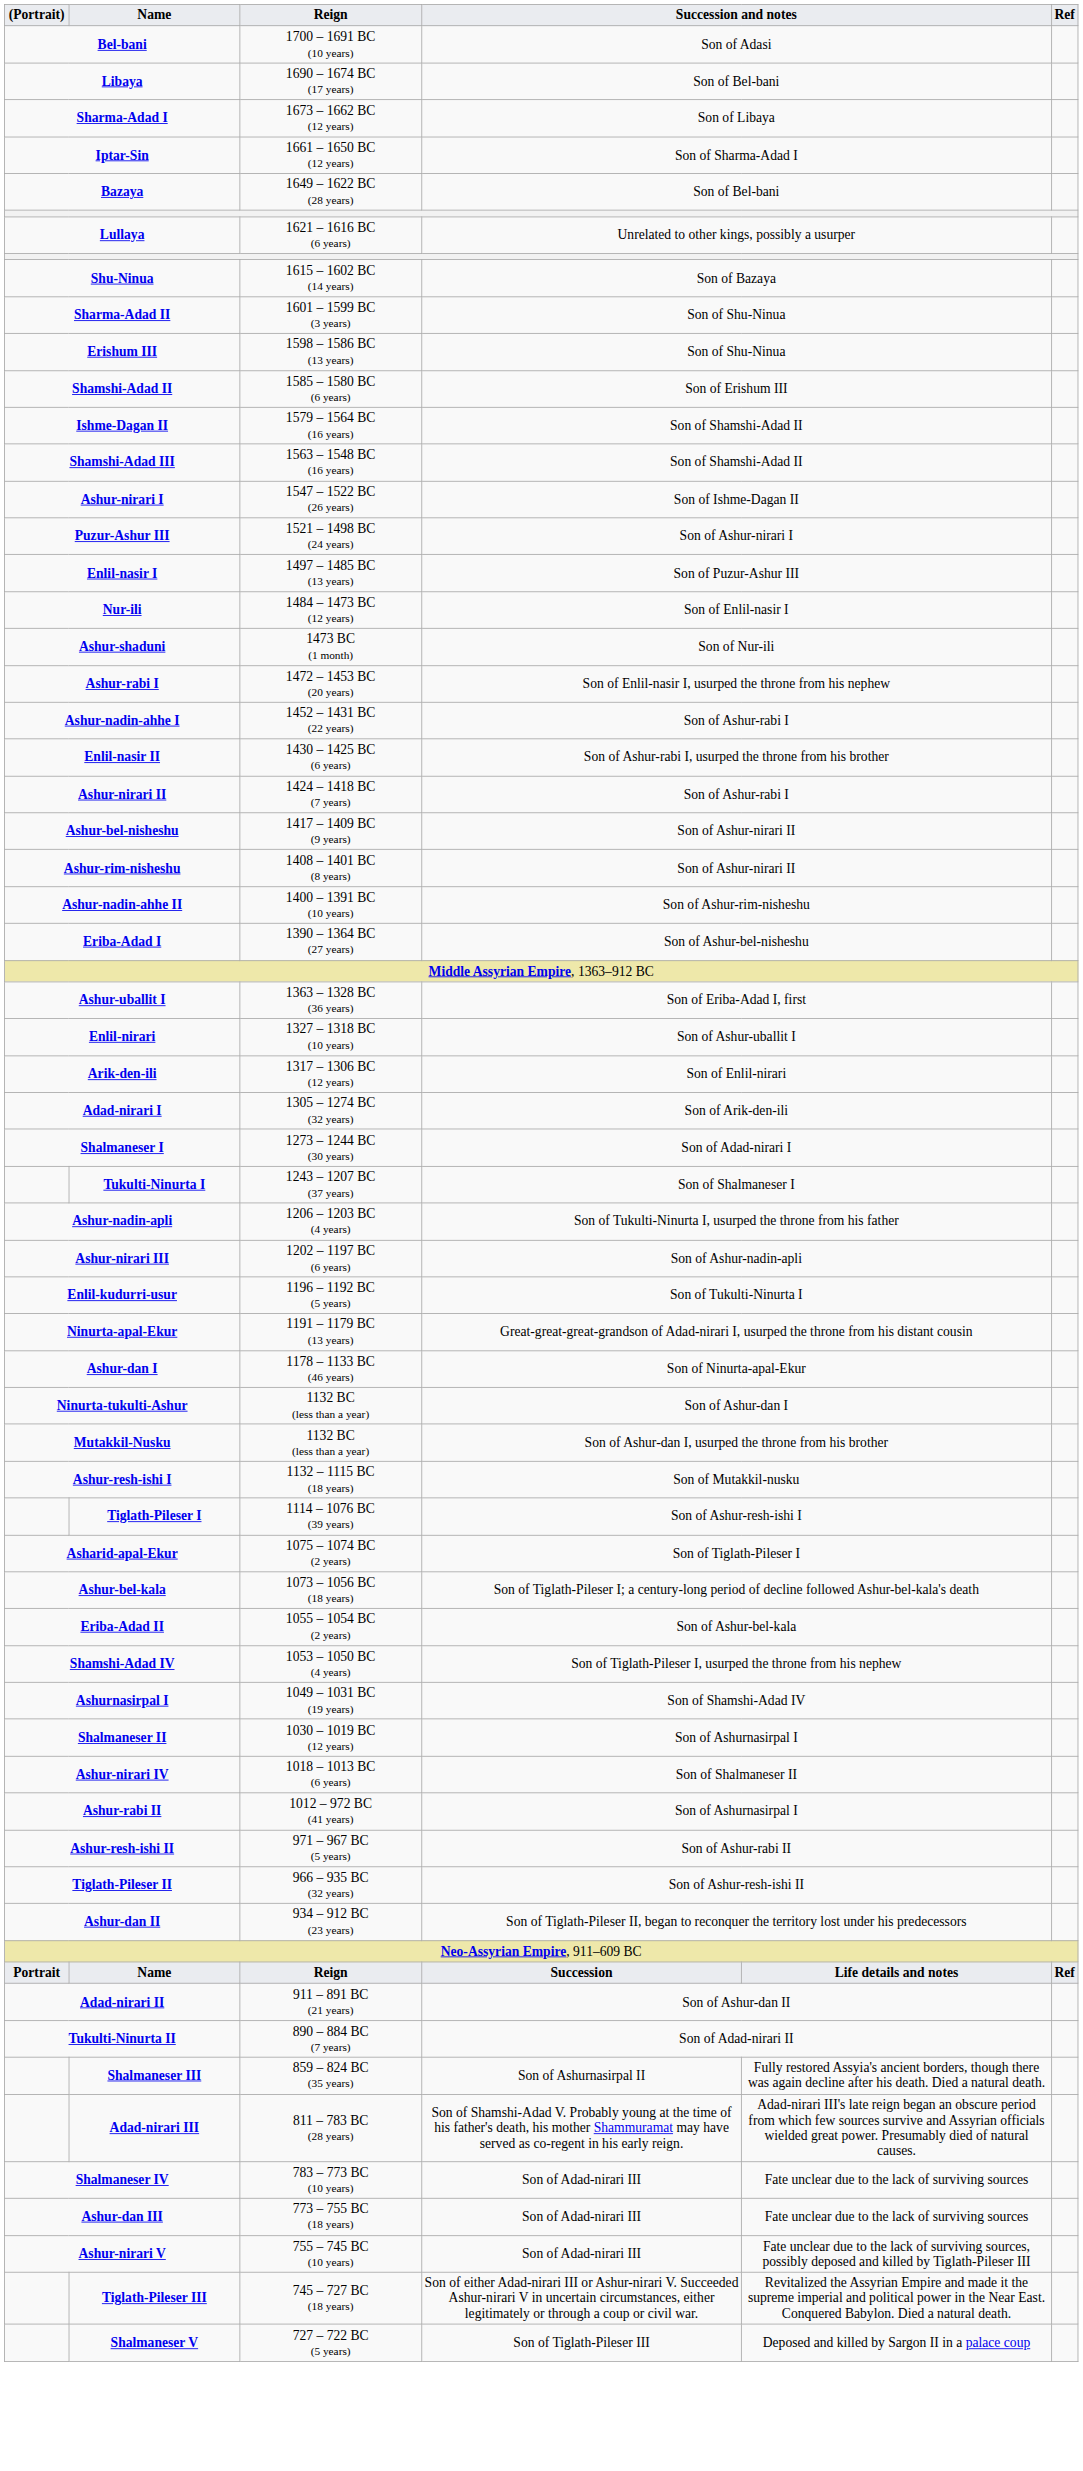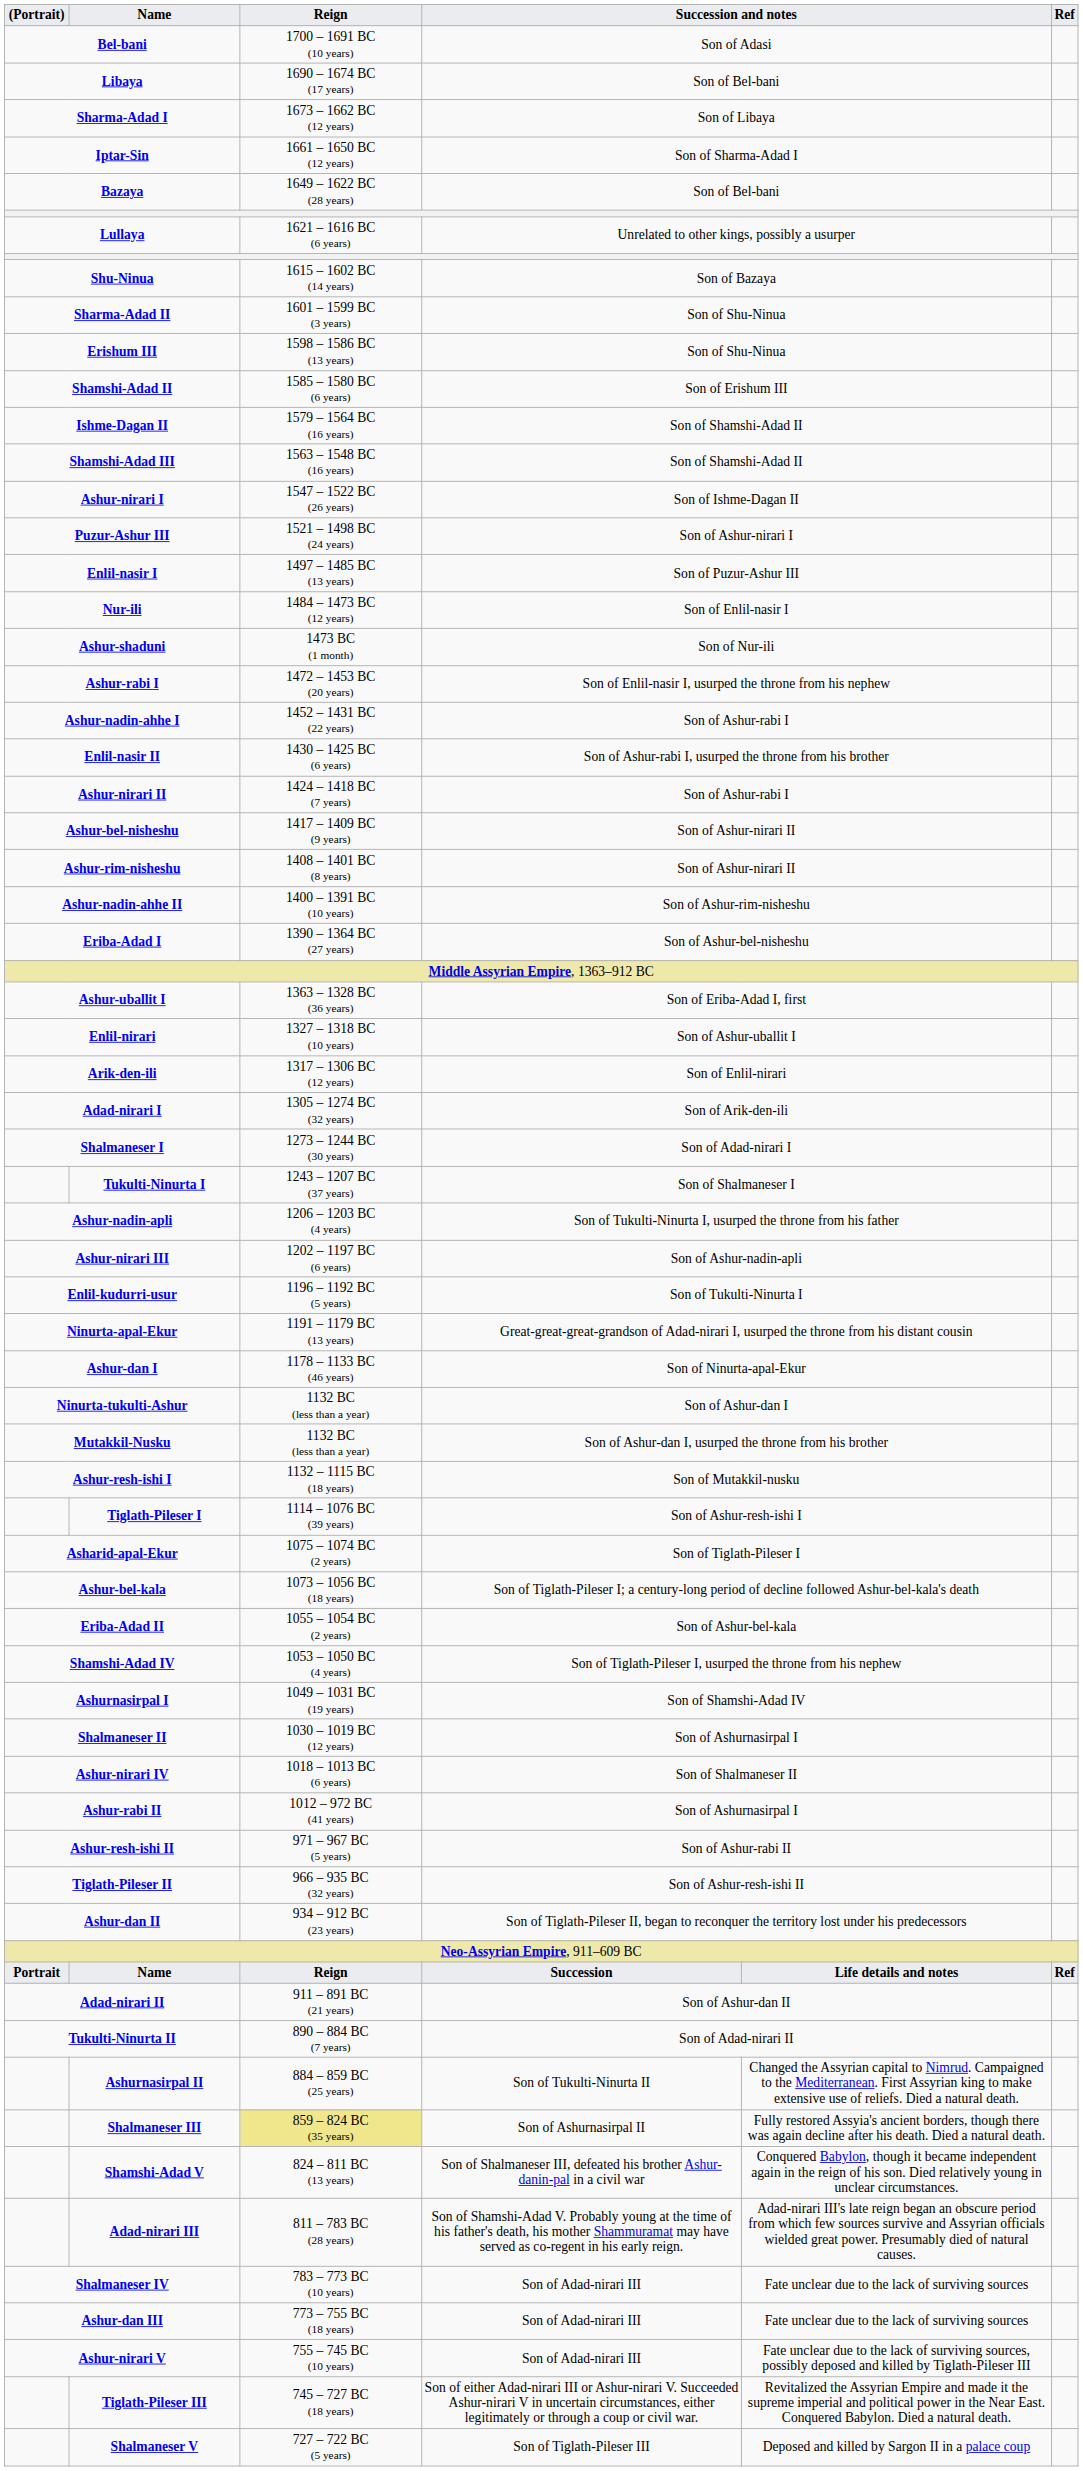+ row: (154, 2083)
(331, 2075) no background -> (331, 2127) khaki background
+ row: (154, 2172)
